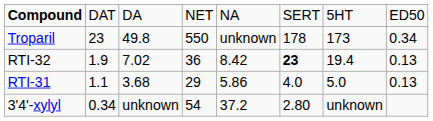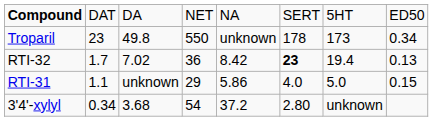(98, 60) 1.9 -> (98, 60) 1.7
(136, 82) 3.68 -> (151, 82) unknown
(403, 82) 0.13 -> (403, 82) 0.15
(151, 104) unknown -> (136, 104) 3.68
